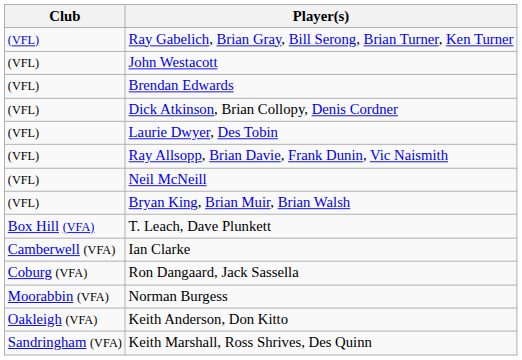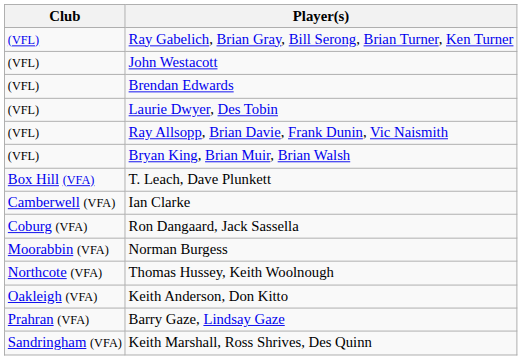- row: (263, 109)
- row: (168, 179)
+ row: (231, 272)
+ row: (207, 319)
